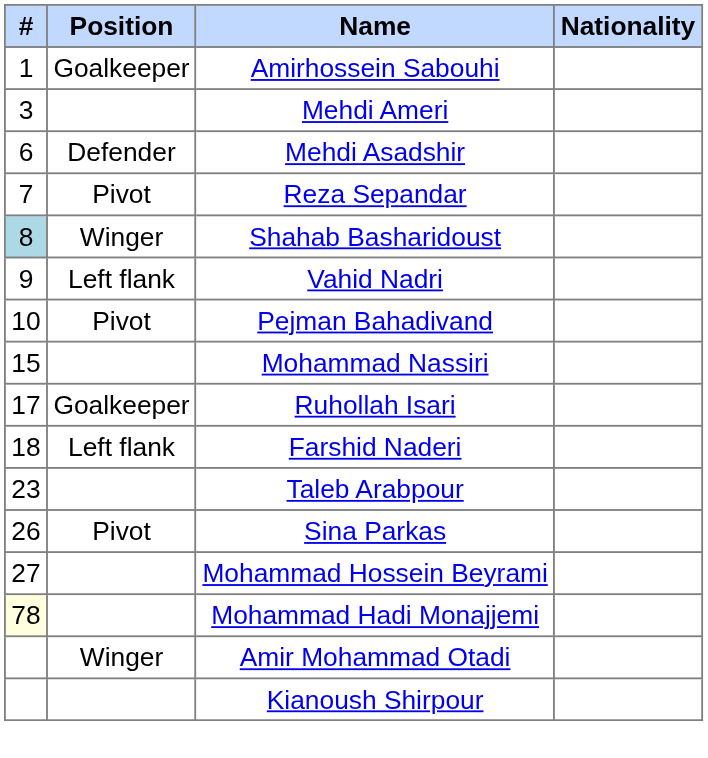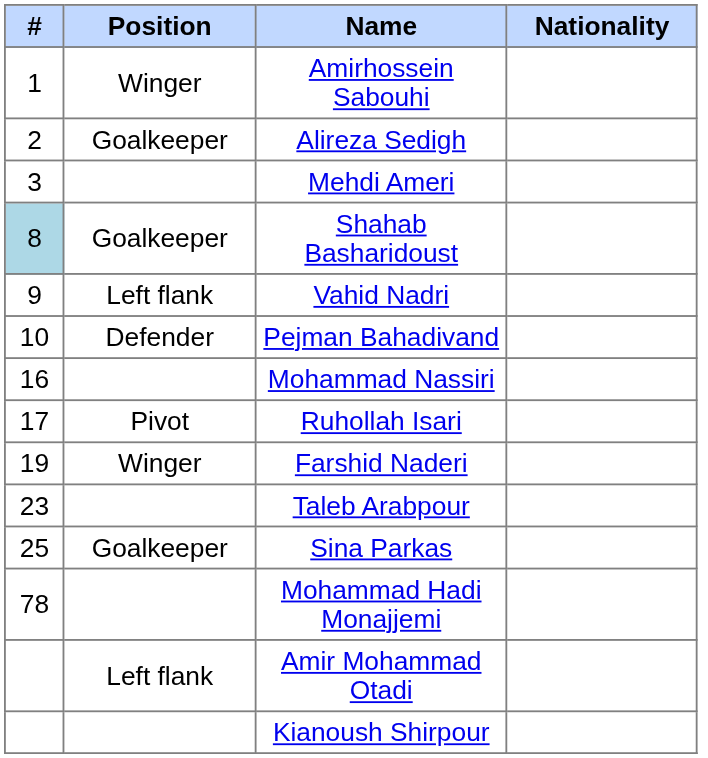(122, 68) Goalkeeper -> (160, 83) Winger
+ row: (381, 139)
- row: (375, 152)
- row: (375, 194)
(122, 236) Winger -> (160, 238) Goalkeeper
(122, 321) Pivot -> (160, 337) Defender
(26, 363) 15 -> (34, 379) 16
(122, 405) Goalkeeper -> (160, 421) Pivot
(26, 447) 18 -> (34, 463) 19
(122, 447) Left flank -> (160, 463) Winger
(26, 531) 26 -> (34, 548) 25
(122, 531) Pivot -> (160, 548) Goalkeeper
- row: (375, 573)
(26, 615) lightyellow background -> (34, 604) no background
(122, 657) Winger -> (160, 676) Left flank
